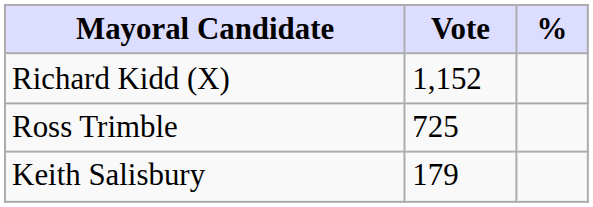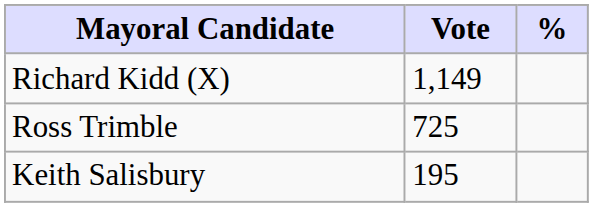(447, 77) 1,152 -> (447, 77) 1,149
(435, 175) 179 -> (435, 175) 195
